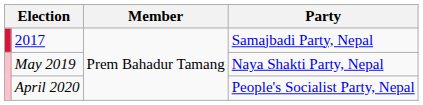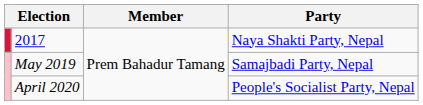(302, 40) Samajbadi Party, Nepal -> (308, 40) Naya Shakti Party, Nepal
(308, 64) Naya Shakti Party, Nepal -> (302, 64) Samajbadi Party, Nepal
